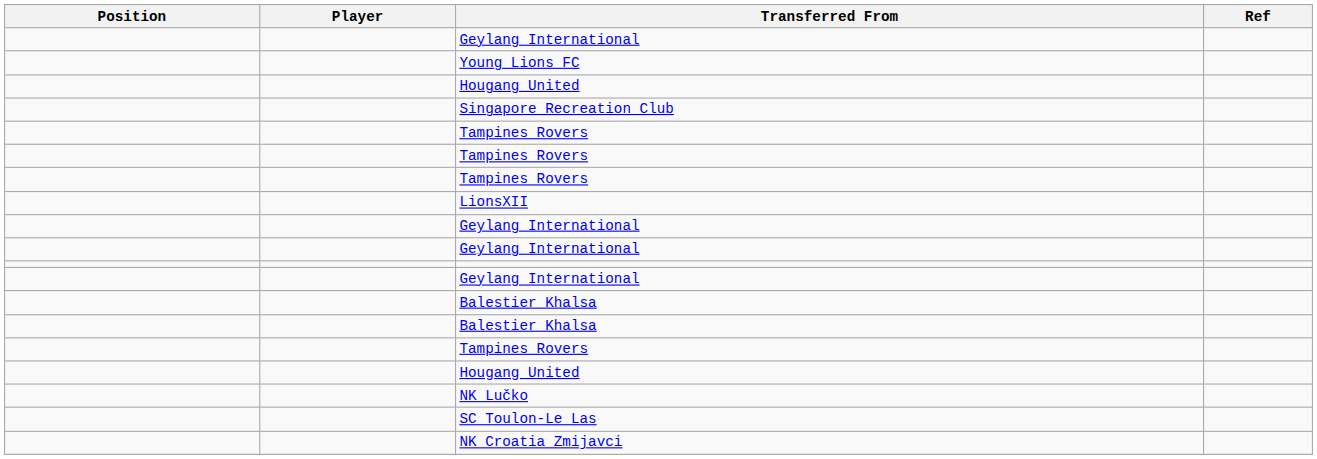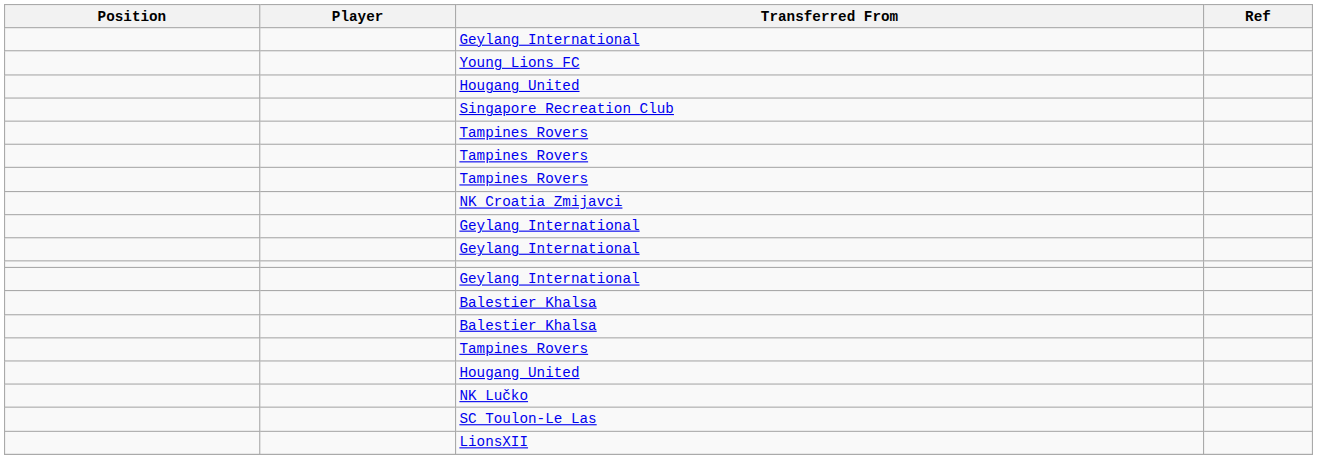rows swapped: (132, 203) <-> (132, 443)
